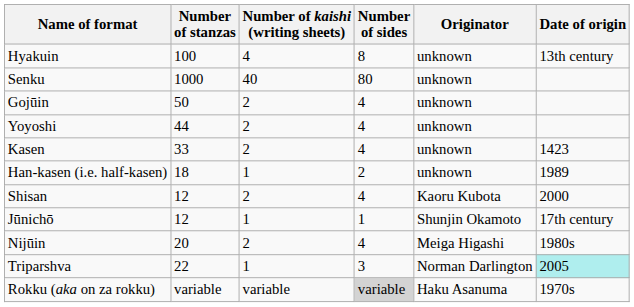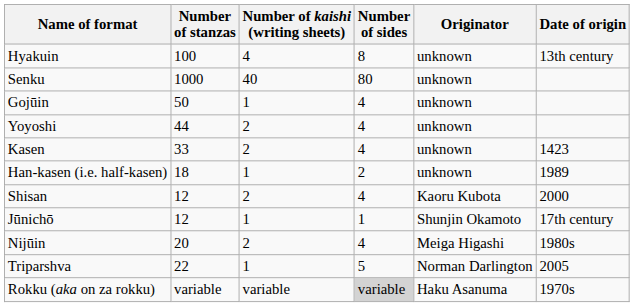(246, 102) 2 -> (246, 102) 1
(362, 266) 3 -> (362, 266) 5
(554, 266) paleturquoise background -> (554, 266) no background
